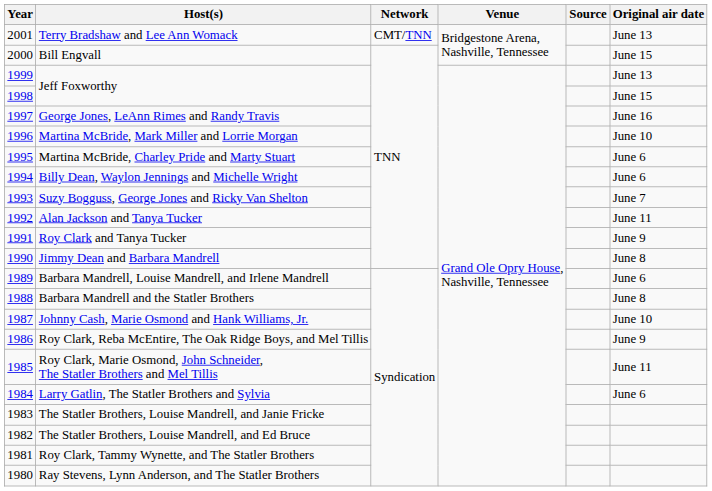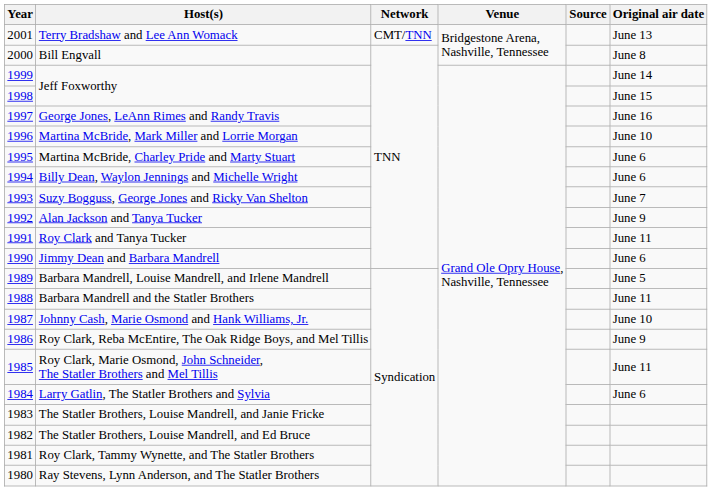(632, 55) June 15 -> (629, 55) June 8
(632, 75) June 13 -> (632, 75) June 14
(632, 217) June 11 -> (629, 217) June 9
(629, 237) June 9 -> (632, 237) June 11
(629, 258) June 8 -> (629, 258) June 6
(629, 278) June 6 -> (629, 278) June 5
(629, 298) June 8 -> (632, 298) June 11
